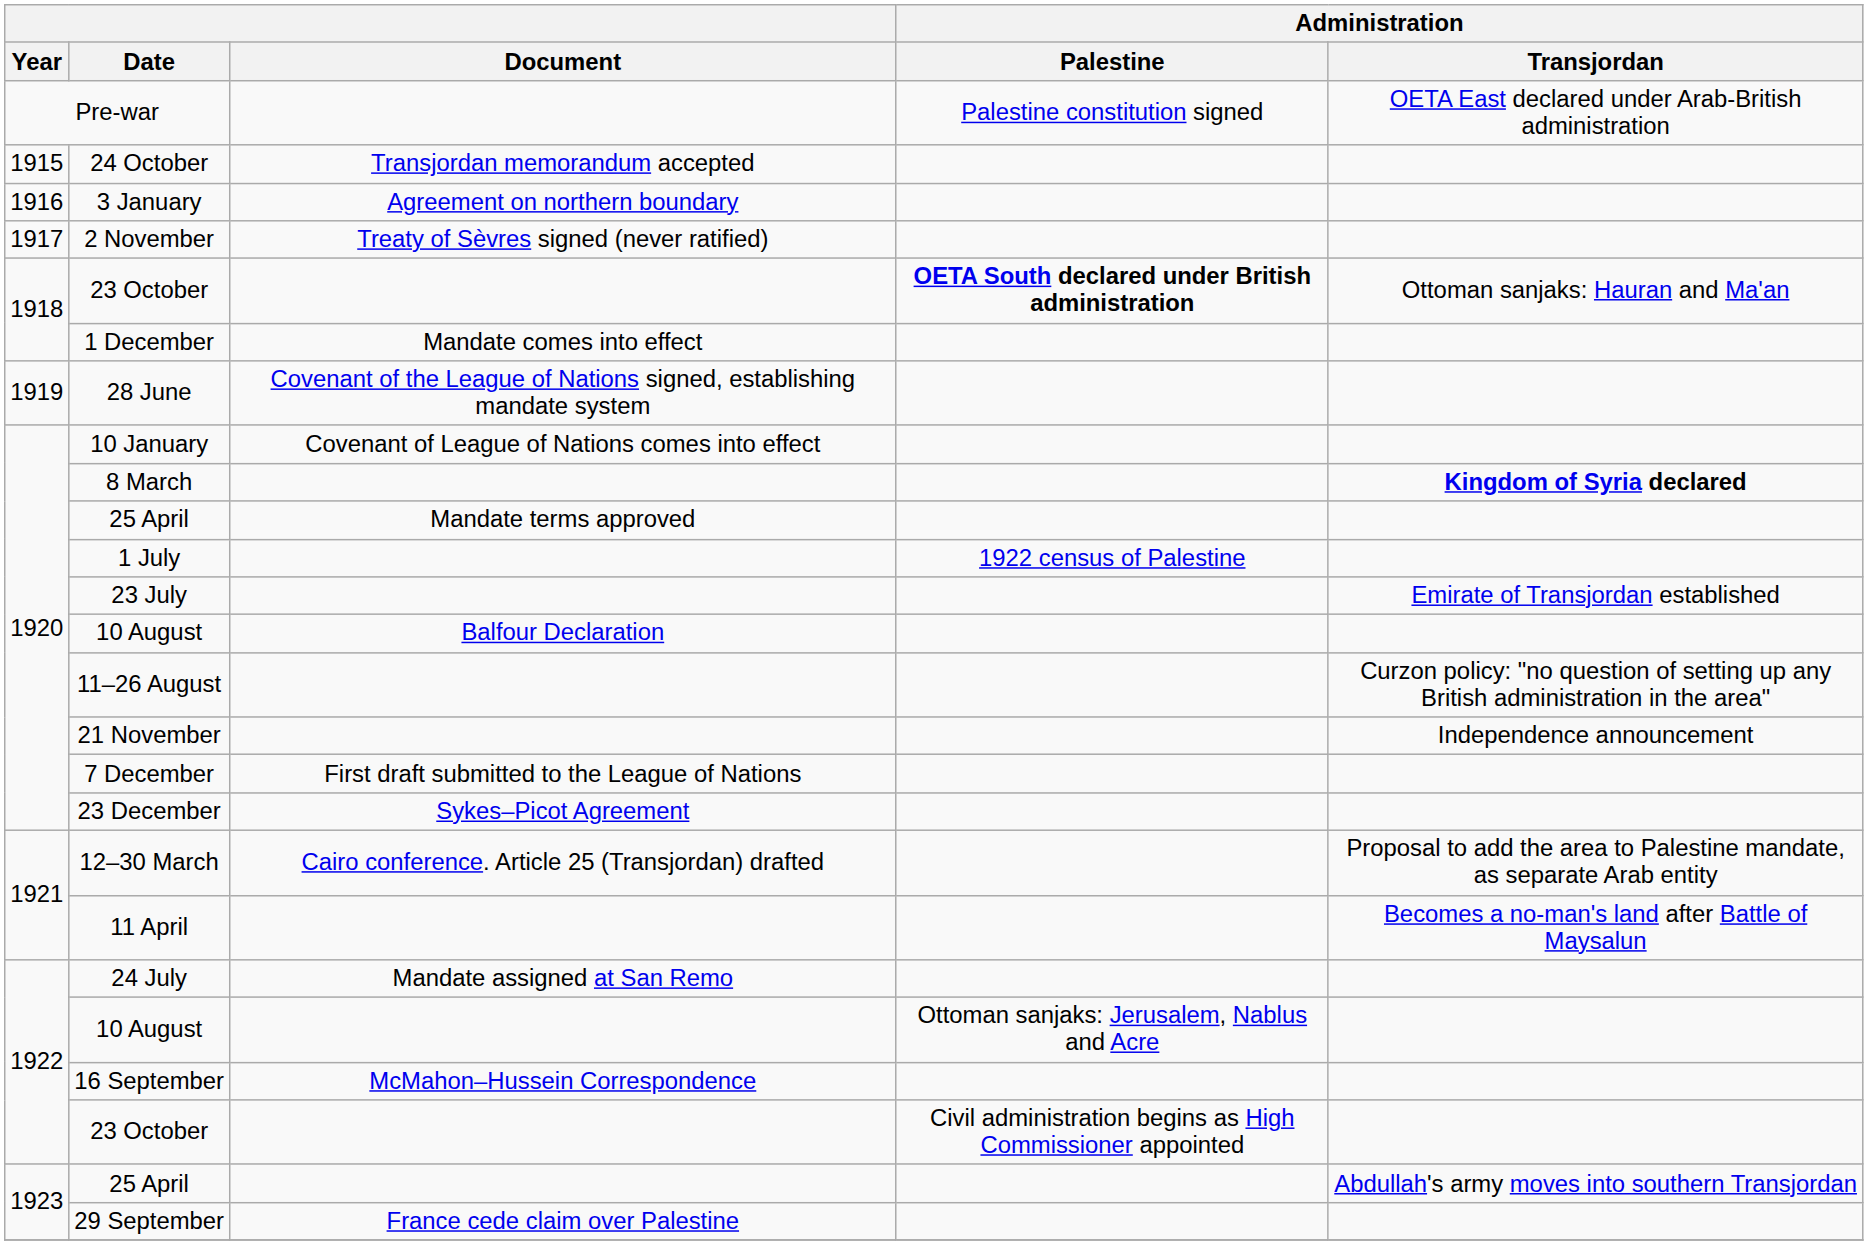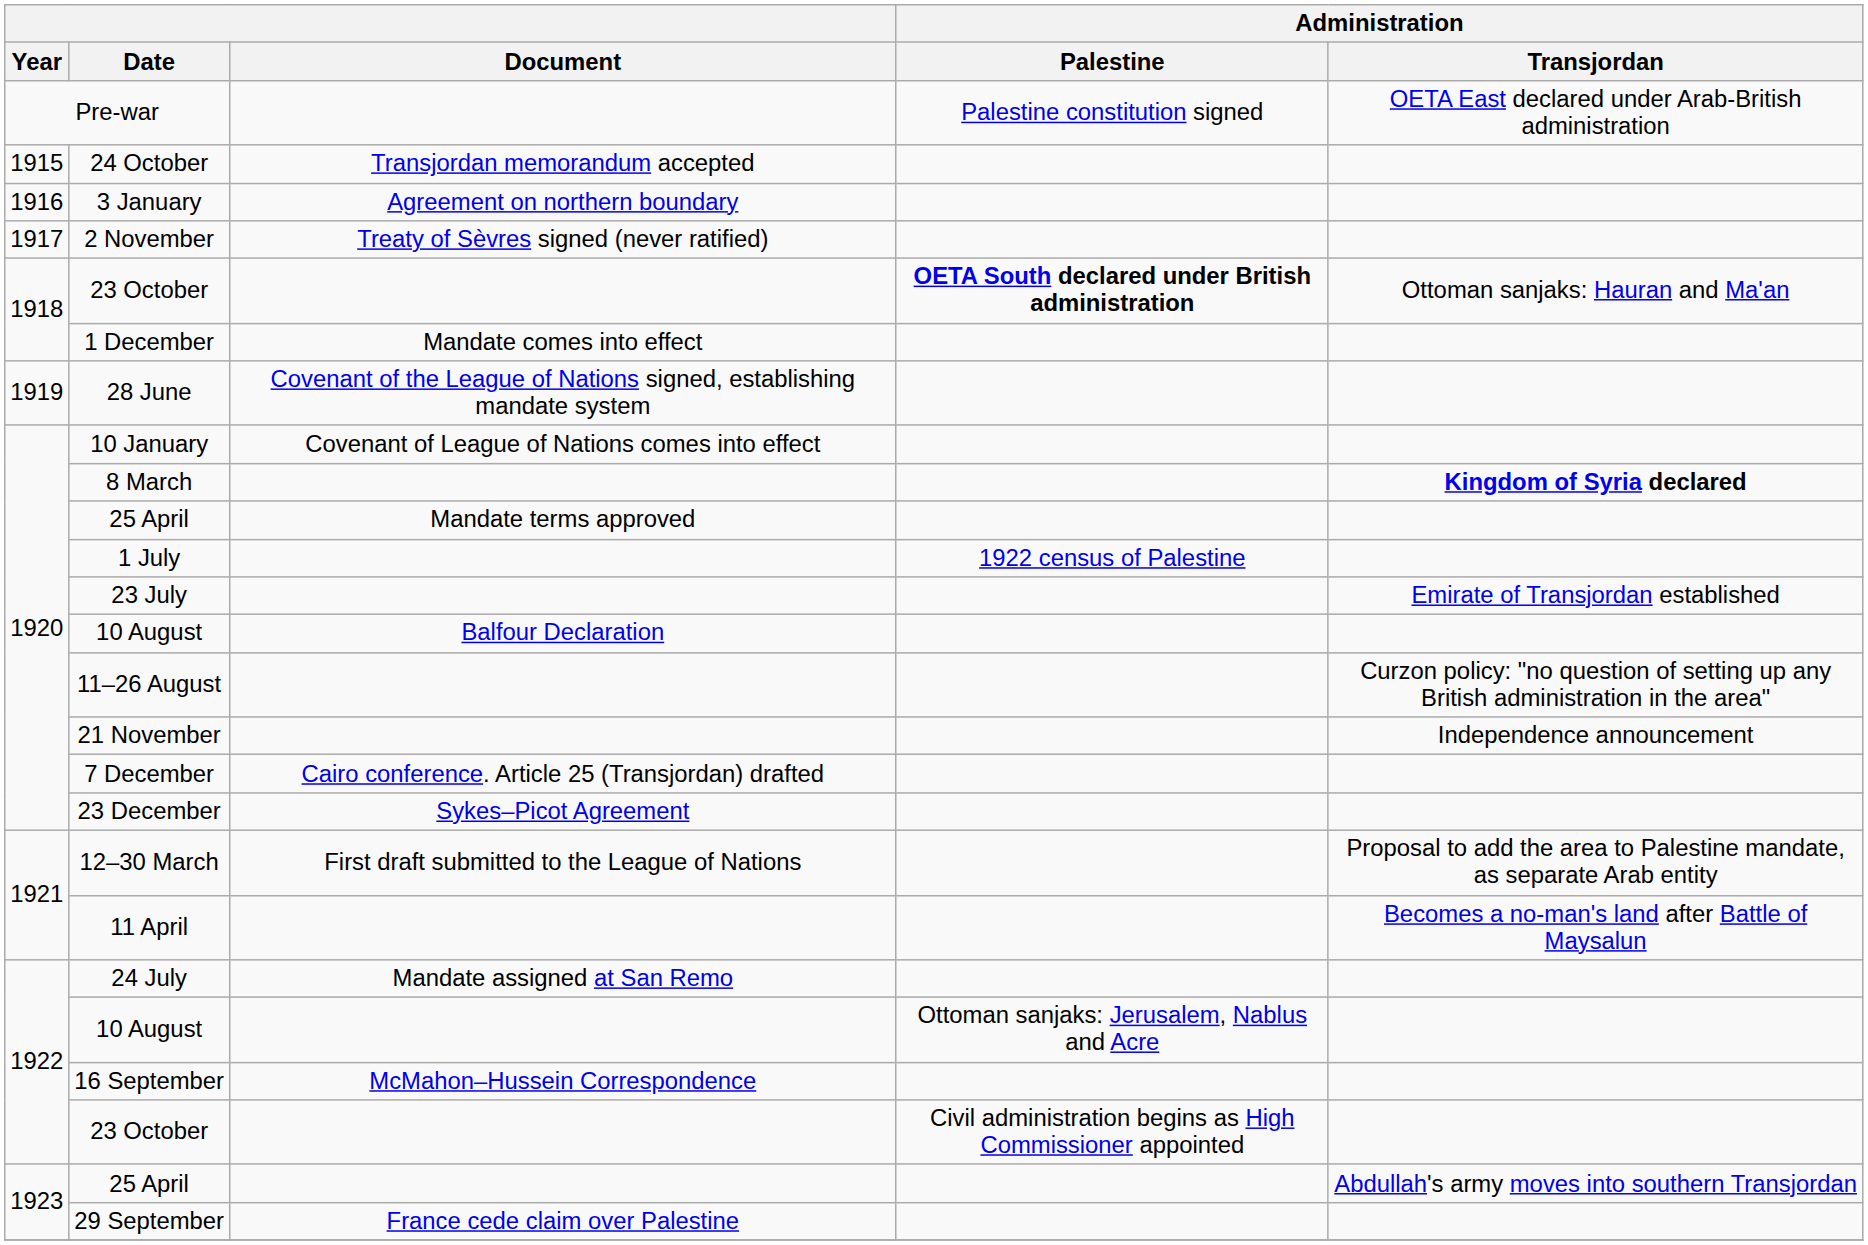(563, 773) First draft submitted to the League of Nations -> (563, 773) Cairo conference. Article 25 (Transjordan) drafted
(563, 862) Cairo conference. Article 25 (Transjordan) drafted -> (563, 862) First draft submitted to the League of Nations
